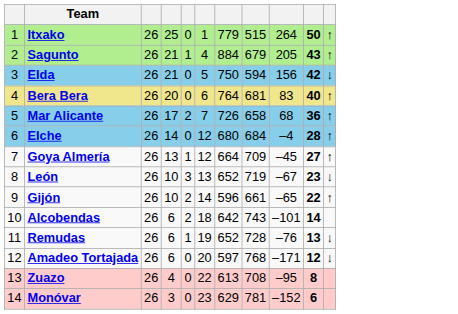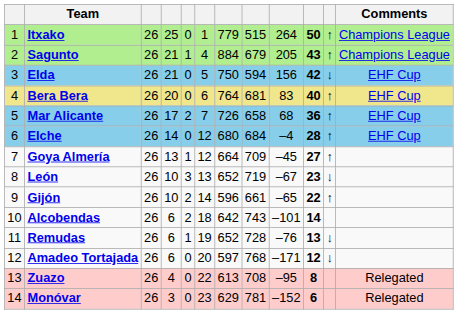+ column: (394, 14)
